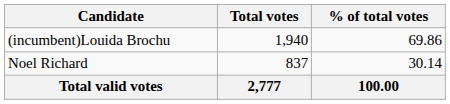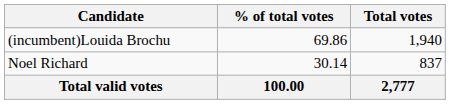columns swapped: (264, 16) <-> (378, 16)
